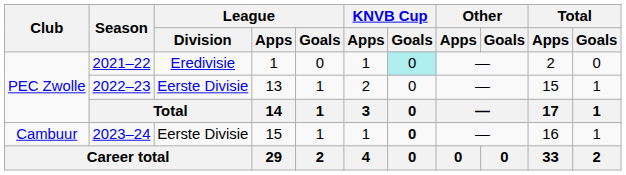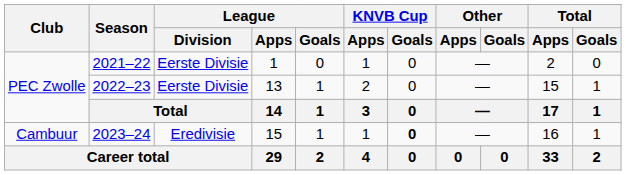(203, 63) Eredivisie -> (203, 63) Eerste Divisie
(412, 63) paleturquoise background -> (412, 63) no background
(203, 134) Eerste Divisie -> (203, 134) Eredivisie
